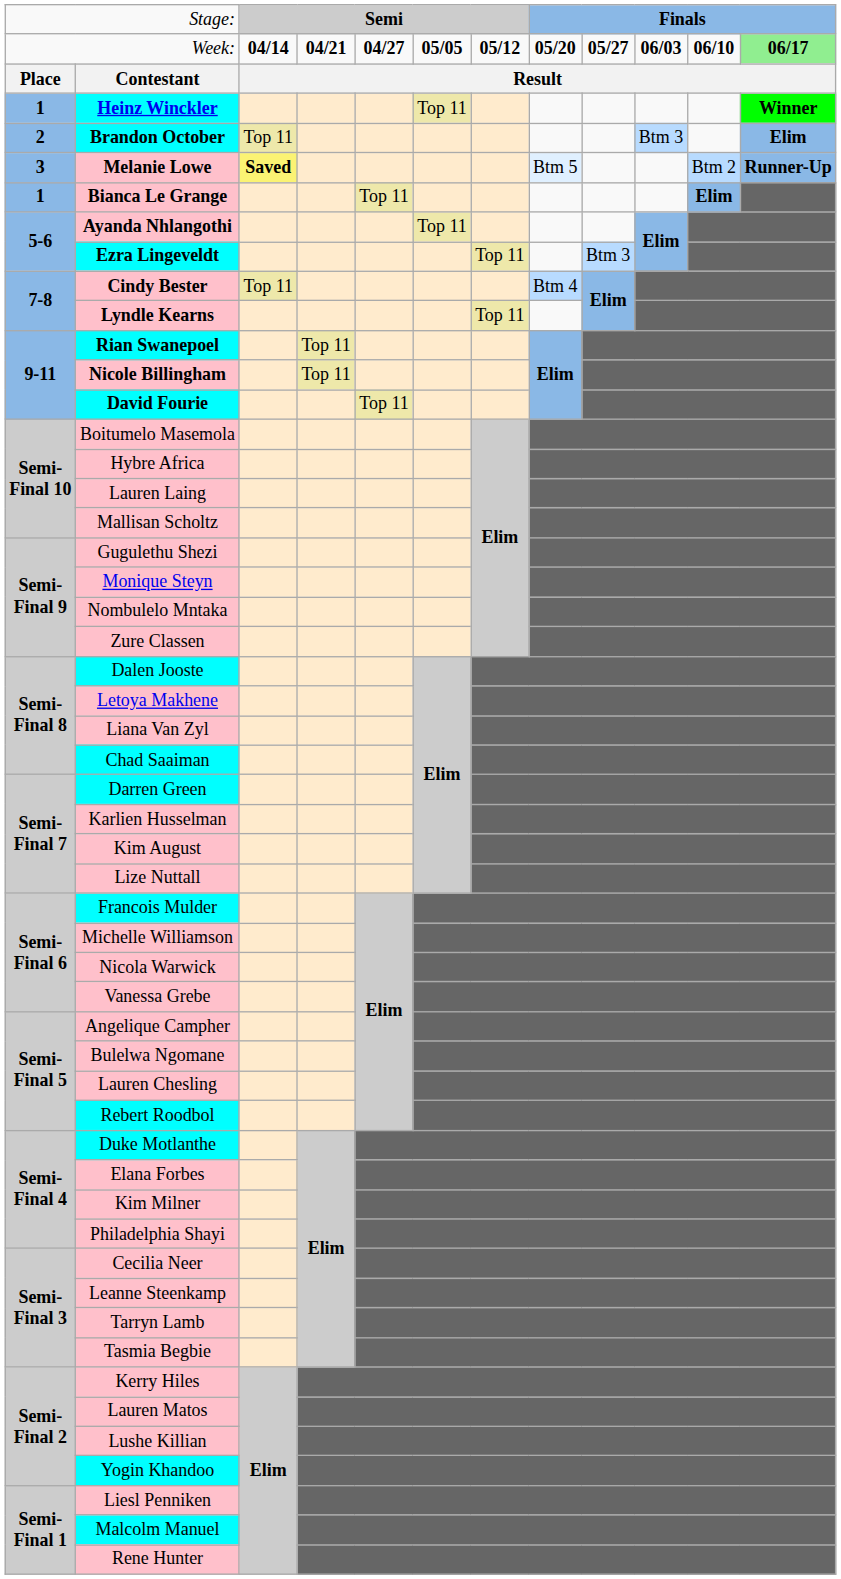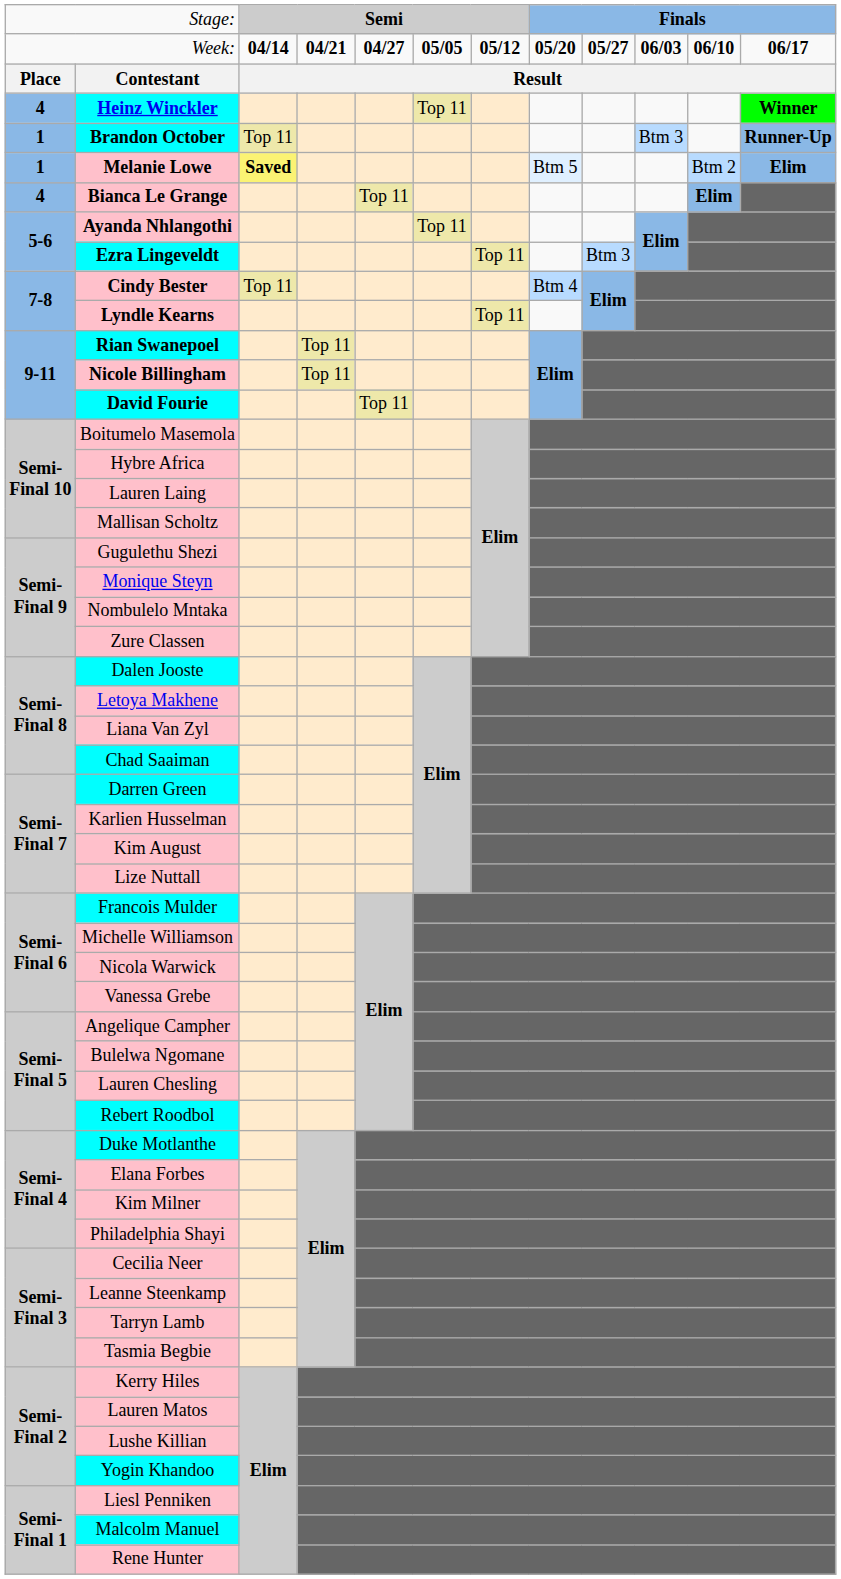(788, 48) lightgreen background -> (788, 48) no background
(40, 107) 1 -> (40, 107) 4
(40, 137) 2 -> (40, 137) 1
(788, 137) Elim -> (788, 137) Runner-Up
(40, 166) 3 -> (40, 166) 1
(788, 166) Runner-Up -> (788, 166) Elim
(40, 196) 1 -> (40, 196) 4
